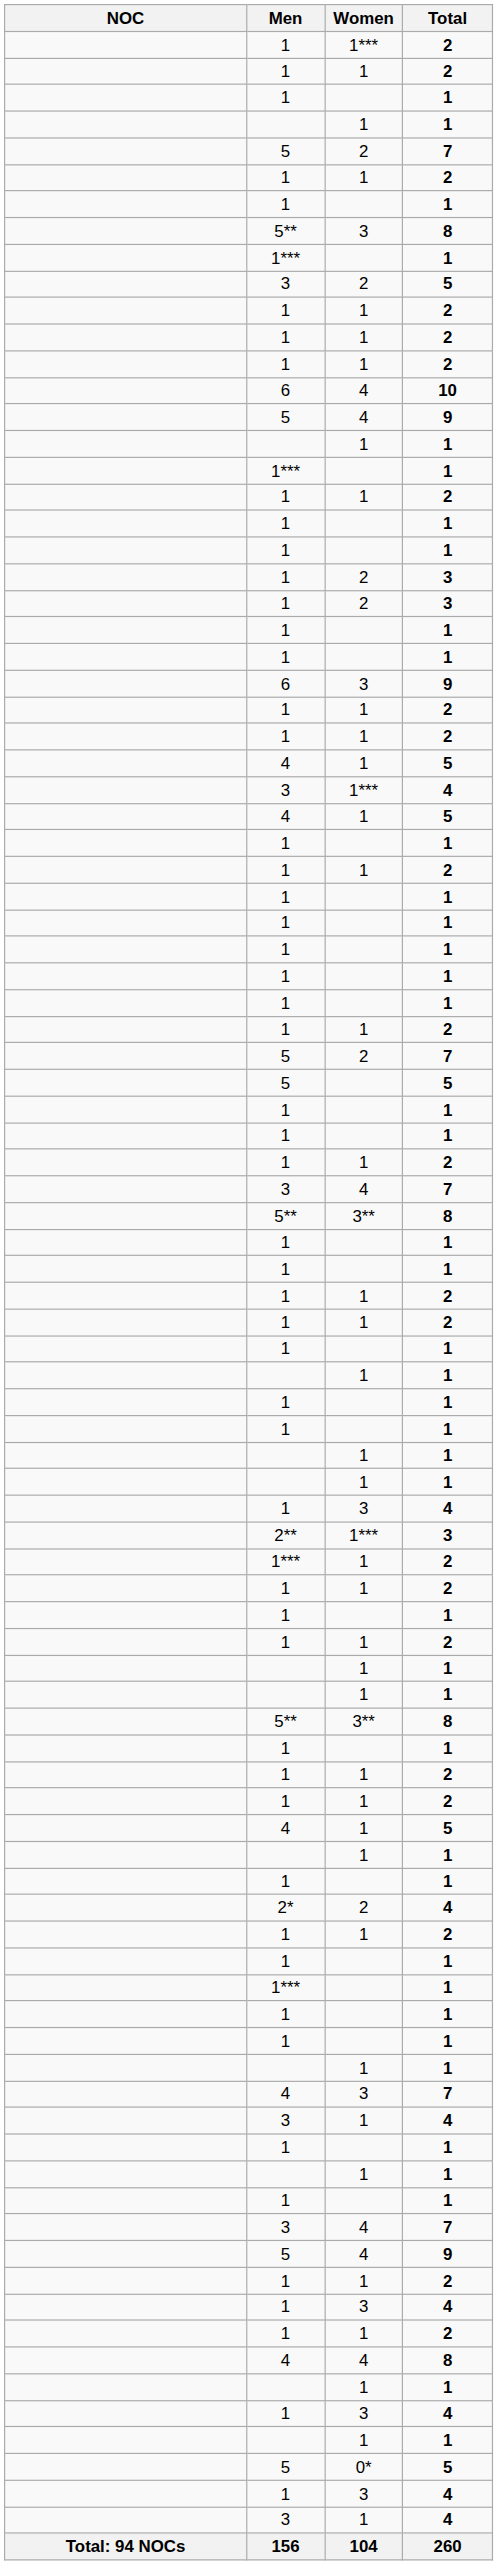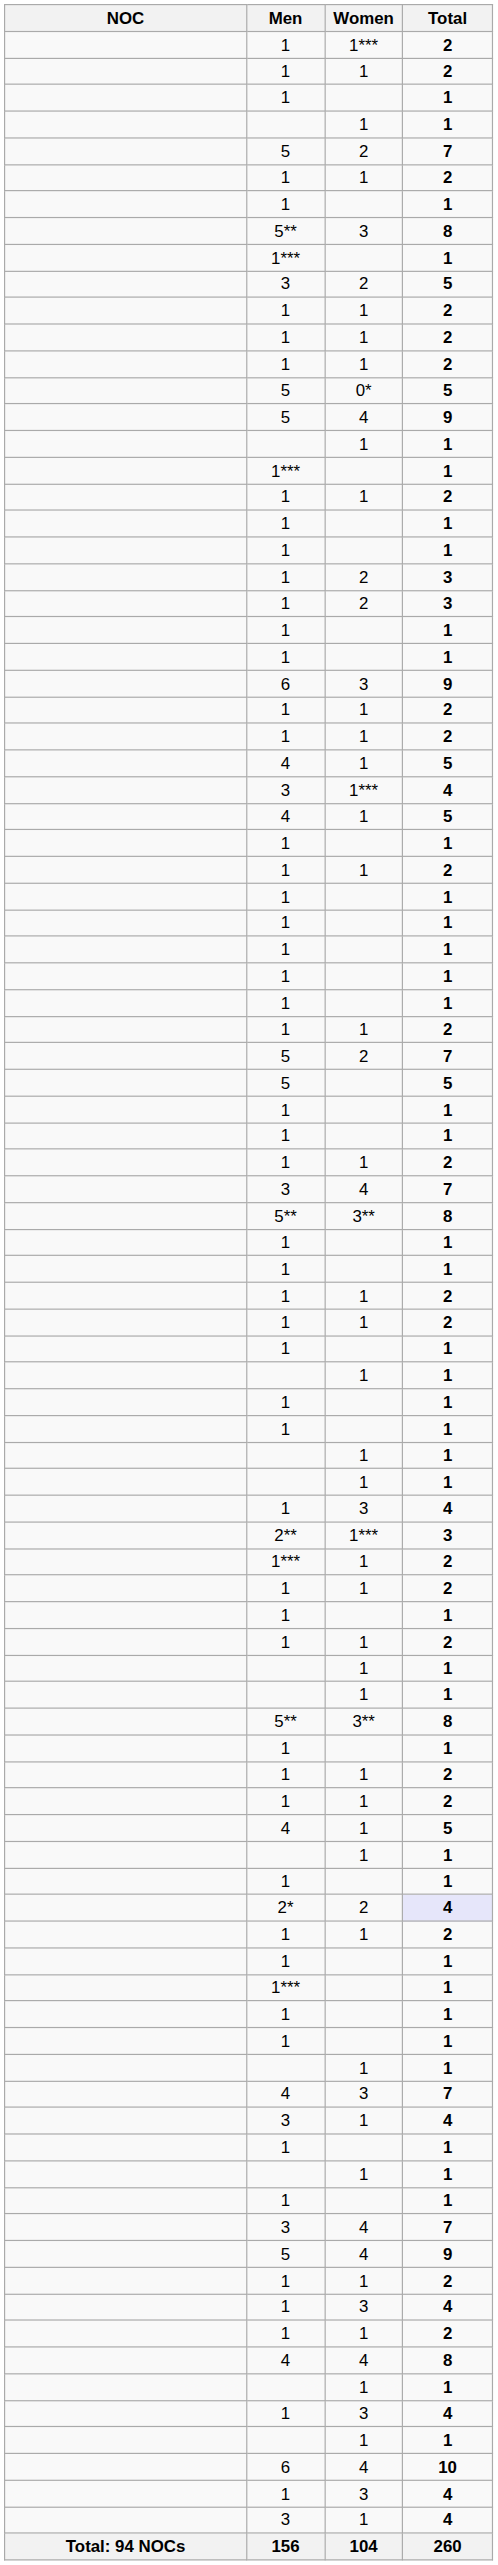rows swapped: (286, 391) <-> (286, 2467)
(448, 1908) no background -> (448, 1908) lavender background
